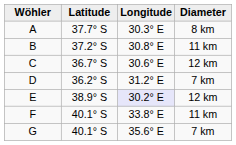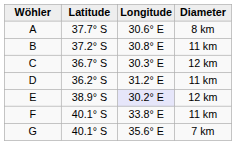(146, 30) 30.3° E -> (146, 30) 30.6° E
(146, 64) 30.6° E -> (146, 64) 30.3° E
(203, 81) 7 km -> (203, 81) 11 km
